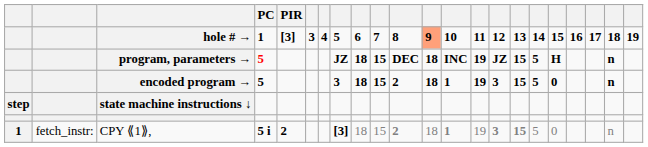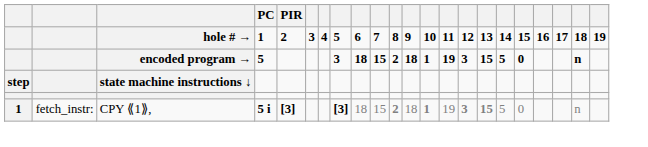(288, 37) [3] -> (284, 37) 2
(428, 37) lightsalmon background -> (408, 37) no background
- row: (185, 59)
(284, 131) 2 -> (288, 109) [3]
